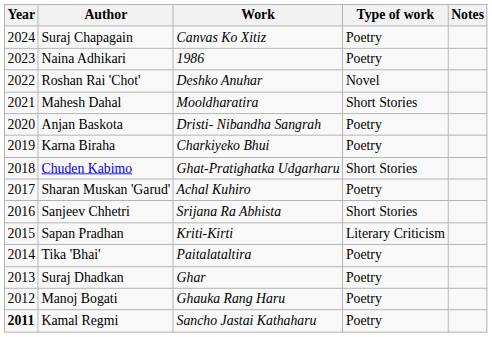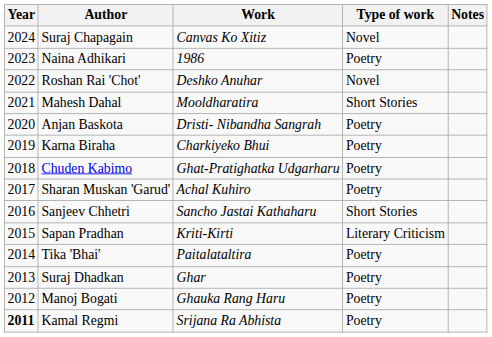(364, 37) Poetry -> (363, 37) Novel
(382, 168) Short Stories -> (364, 168) Poetry
(229, 211) Srijana Ra Abhista -> (247, 211) Sancho Jastai Kathaharu
(247, 320) Sancho Jastai Kathaharu -> (229, 320) Srijana Ra Abhista
